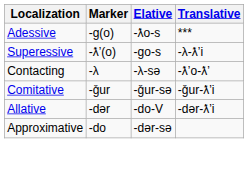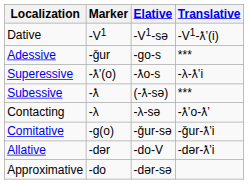+ row: (24, 34)
(101, 33) -g(o) -> (99, 55) -ǧur
(147, 33) -ƛo-s -> (147, 55) -go-s
(147, 52) -go-s -> (147, 74) -ƛo-s
+ row: (35, 93)
(99, 90) -ǧur -> (101, 131) -g(o)
